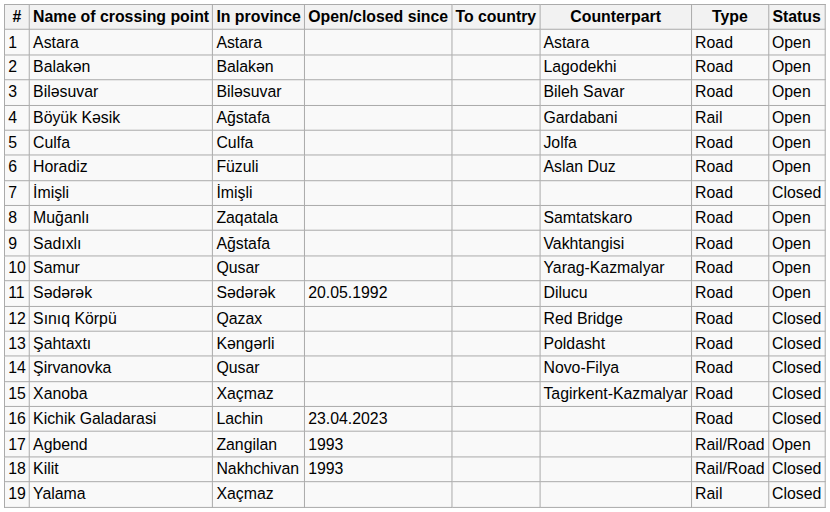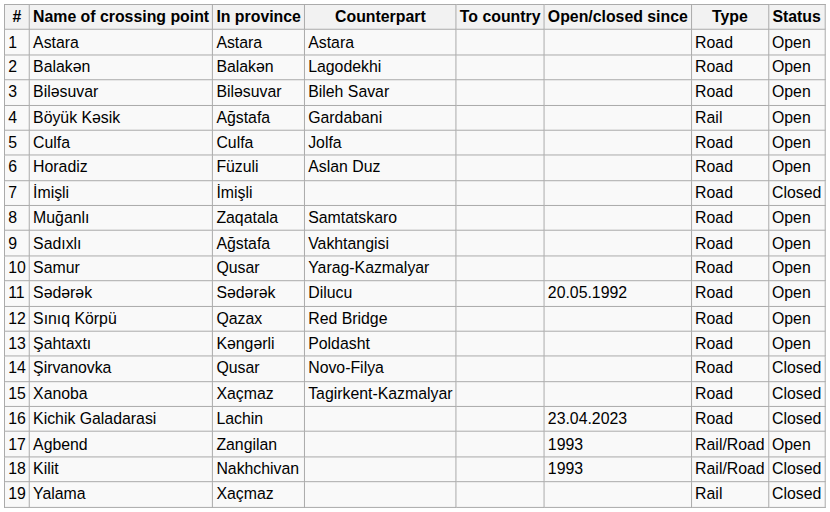columns swapped: (378, 17) <-> (616, 17)
(797, 318) Closed -> (791, 318) Open
(797, 343) Closed -> (791, 343) Open
